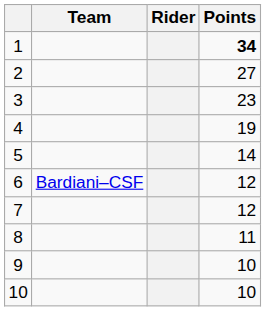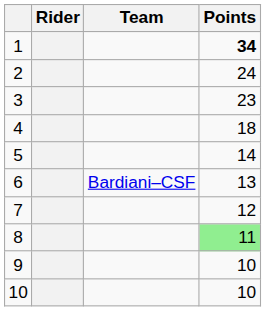columns swapped: (173, 18) <-> (89, 18)
(247, 73) 27 -> (247, 73) 24
(247, 127) 19 -> (247, 127) 18
(247, 182) 12 -> (247, 182) 13
(247, 237) no background -> (247, 237) lightgreen background
